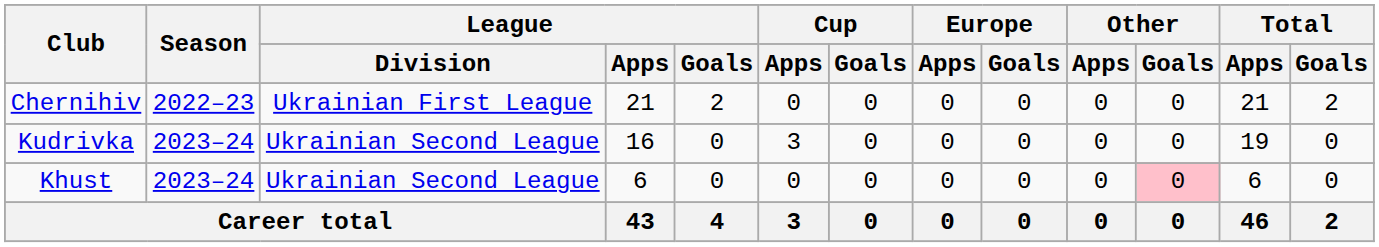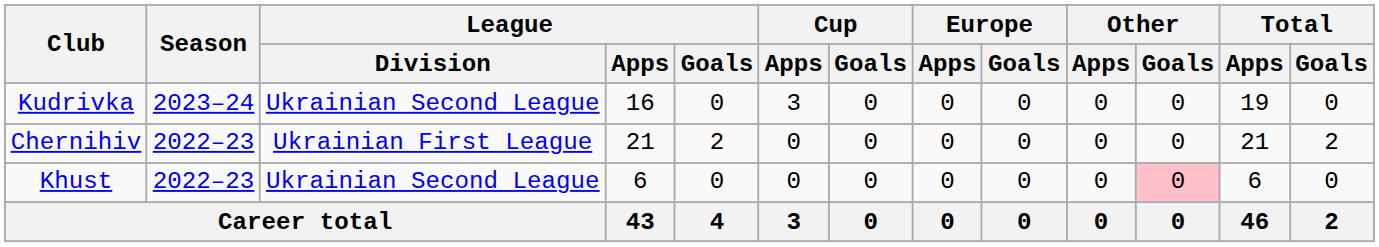rows swapped: (76, 103) <-> (76, 143)
(204, 182) 2023–24 -> (204, 182) 2022–23
